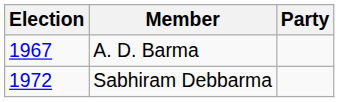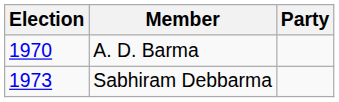(31, 50) 1967 -> (31, 50) 1970
(31, 81) 1972 -> (31, 81) 1973
